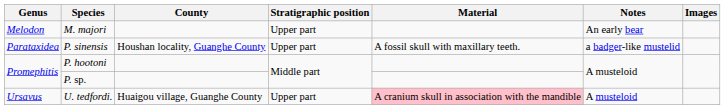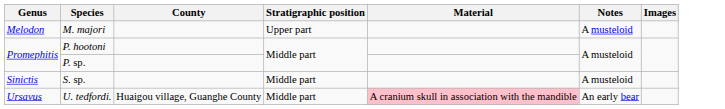(615, 29) An early bear -> (607, 29) A musteloid
- row: (86, 46)
+ row: (74, 79)
(293, 96) Upper part -> (291, 96) Middle part
(611, 96) A musteloid -> (610, 96) An early bear
